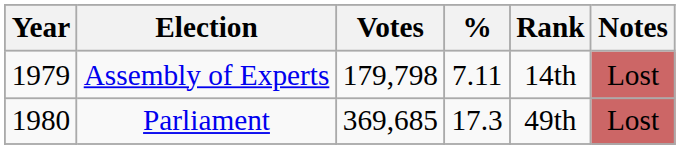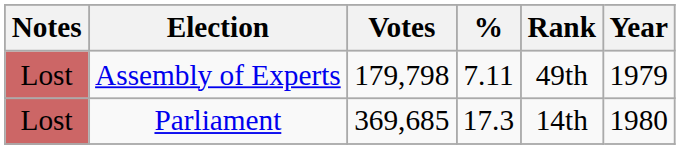columns swapped: (41, 27) <-> (633, 27)
(550, 74) 14th -> (562, 74) 49th
(550, 120) 49th -> (562, 120) 14th
